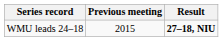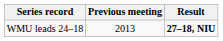(125, 28) 2015 -> (125, 28) 2013
